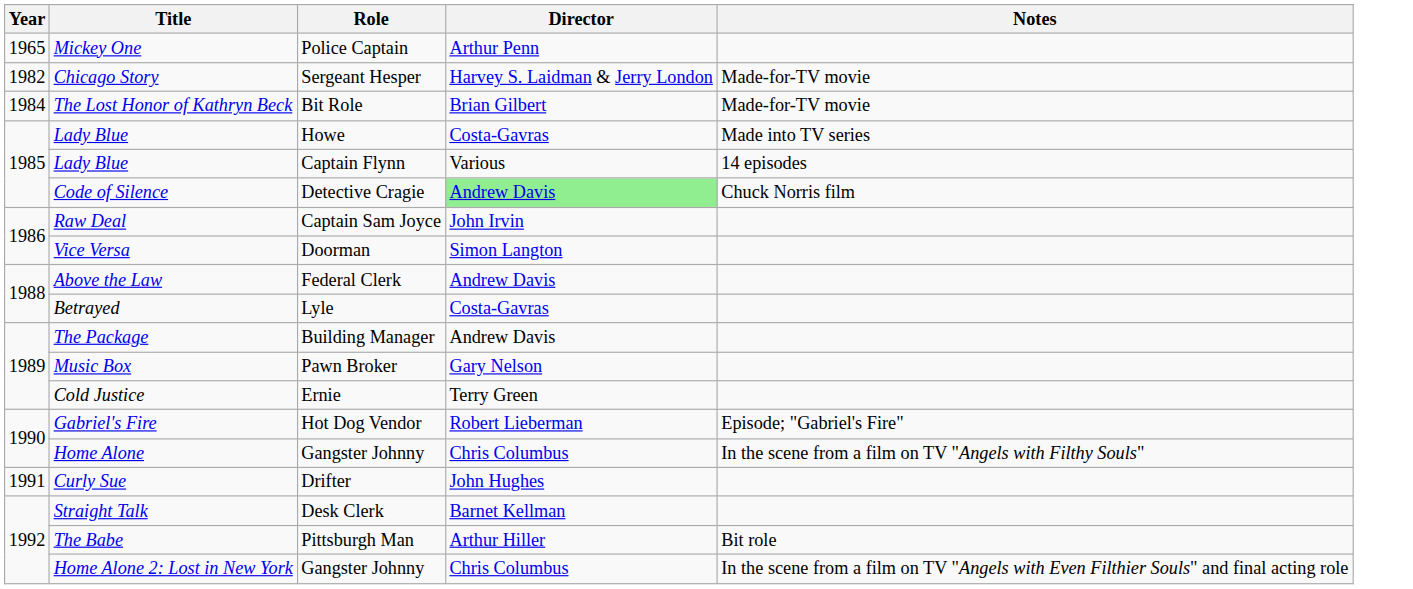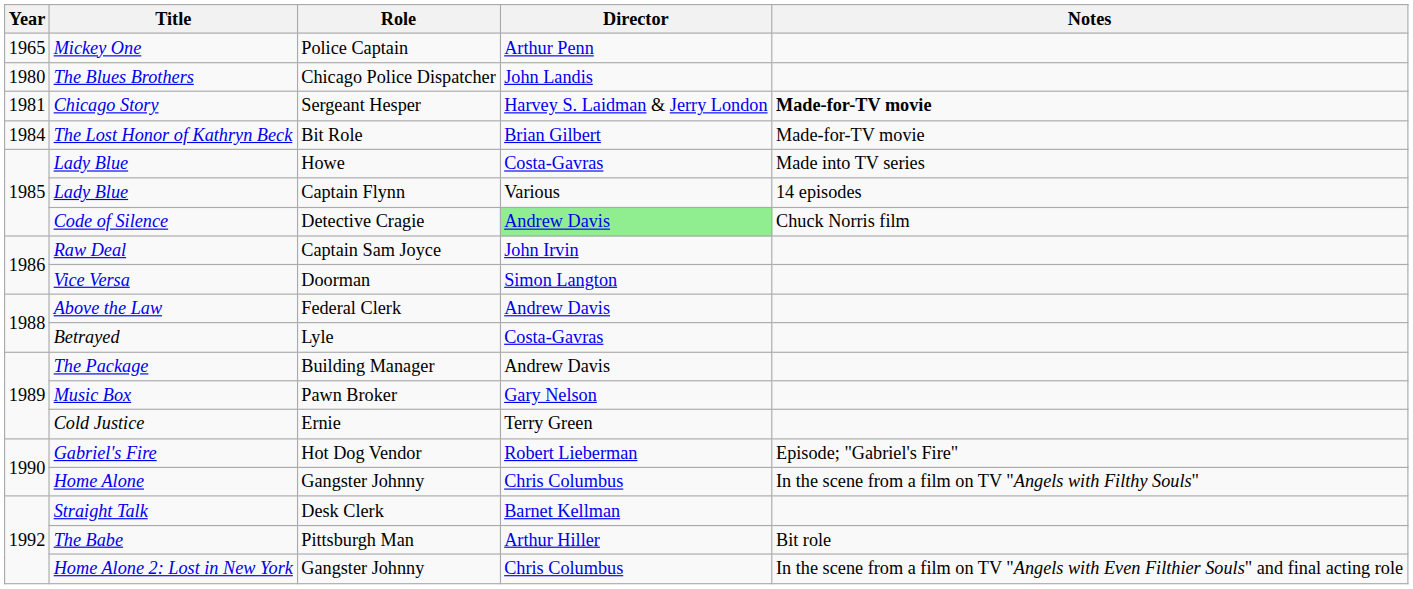+ row: (124, 76)
(27, 76) 1982 -> (27, 105) 1981
(796, 76) normal -> (854, 105) bold
- row: (90, 481)
